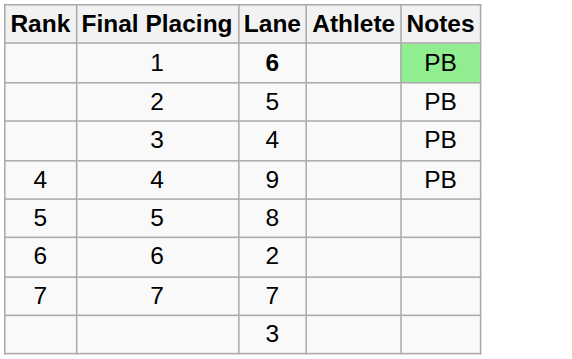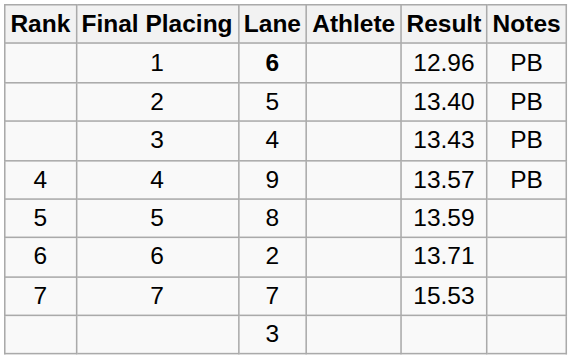+ column: (444, 23)
(441, 62) lightgreen background -> (527, 62) no background
